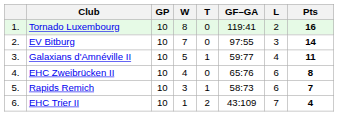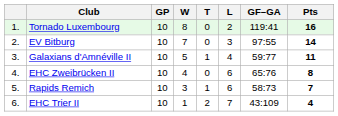columns swapped: (276, 12) <-> (242, 12)
